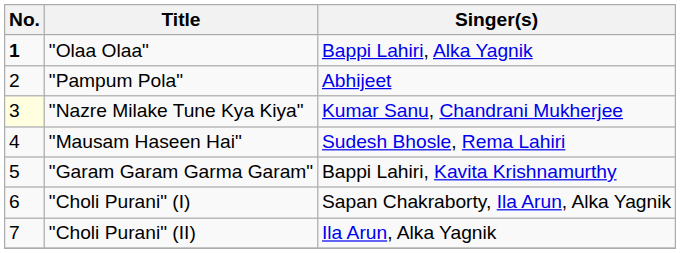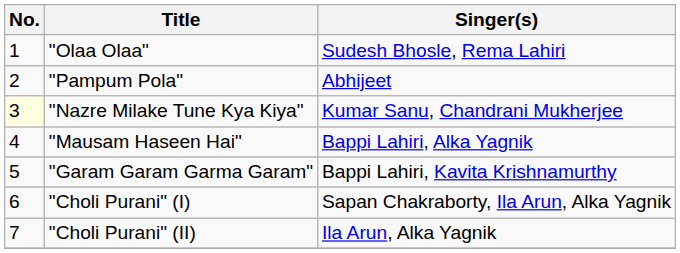(14, 50) bold -> (14, 50) normal
(427, 50) Bappi Lahiri, Alka Yagnik -> (444, 50) Sudesh Bhosle, Rema Lahiri
(444, 141) Sudesh Bhosle, Rema Lahiri -> (427, 141) Bappi Lahiri, Alka Yagnik
